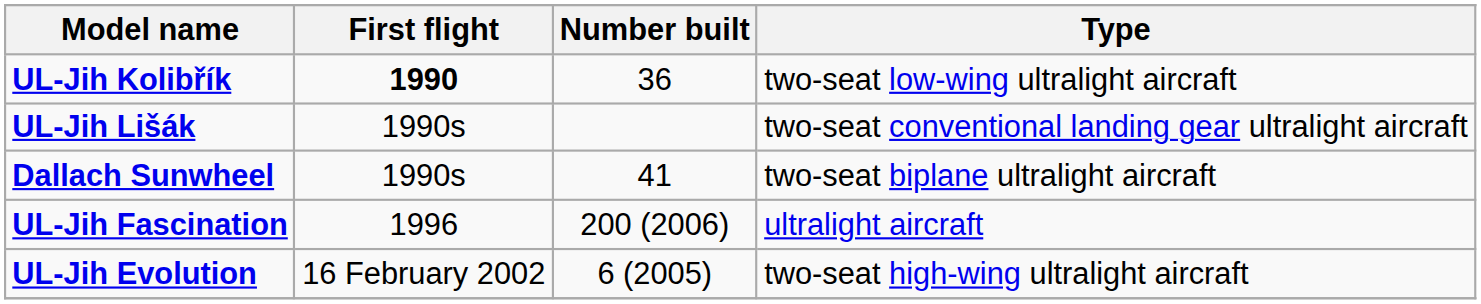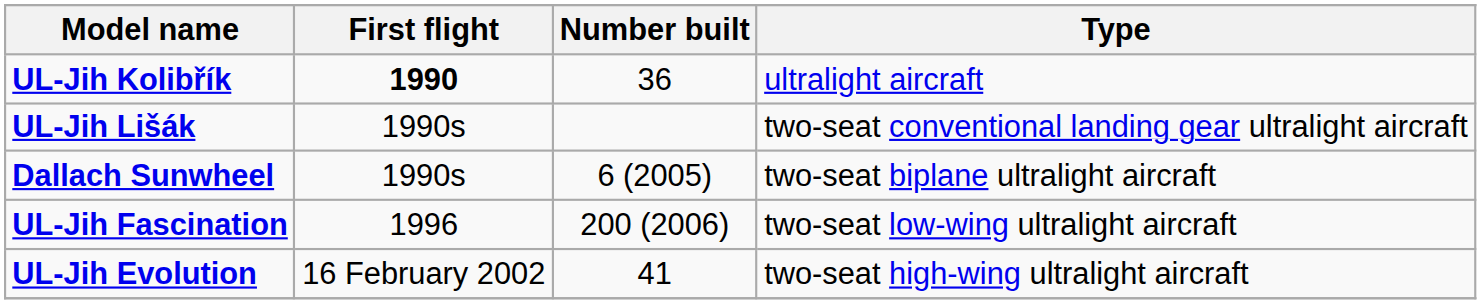(1000, 78) two-seat low-wing ultralight aircraft -> (874, 78) ultralight aircraft
(655, 176) 41 -> (655, 176) 6 (2005)
(874, 225) ultralight aircraft -> (1000, 225) two-seat low-wing ultralight aircraft
(655, 273) 6 (2005) -> (655, 273) 41
